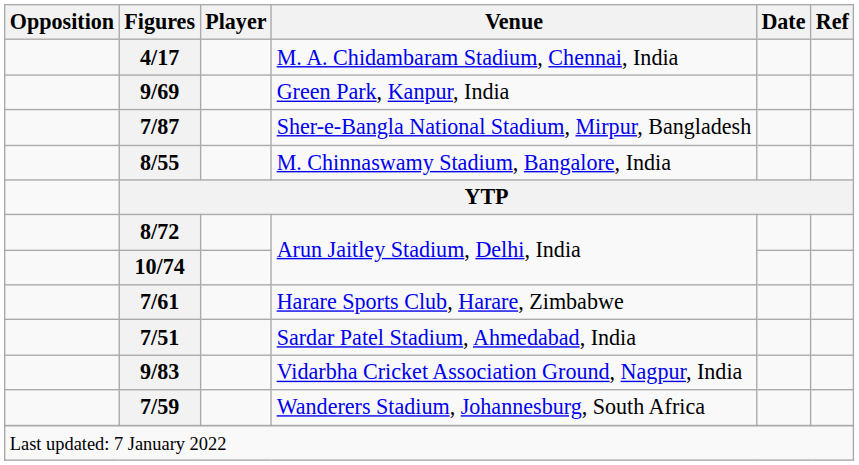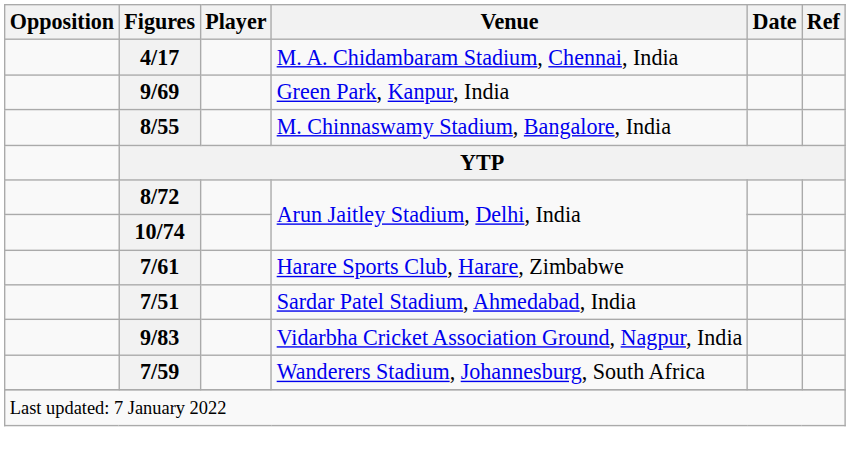- row: (160, 127)
